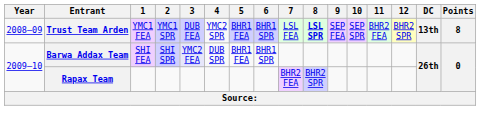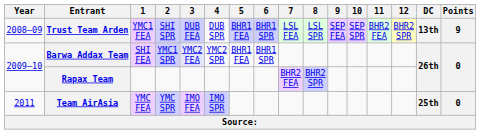(167, 31) YMC1 SPR -> (167, 31) SHI SPR
(217, 31) YMC2 SPR -> (217, 31) DUB SPR
(315, 31) bold -> (315, 31) normal
(458, 31) 8 -> (458, 31) 9
(167, 55) SHI SPR -> (167, 55) YMC1 SPR
(217, 55) DUB SPR -> (217, 55) YMC2 SPR
+ row: (87, 103)
